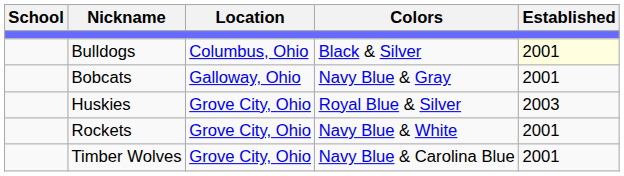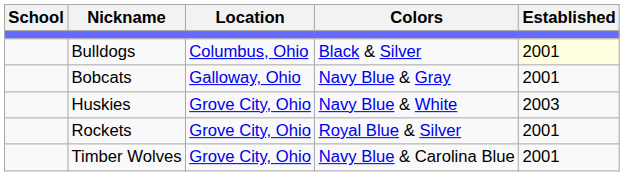(390, 104) Royal Blue & Silver -> (388, 104) Navy Blue & White
(388, 130) Navy Blue & White -> (390, 130) Royal Blue & Silver
